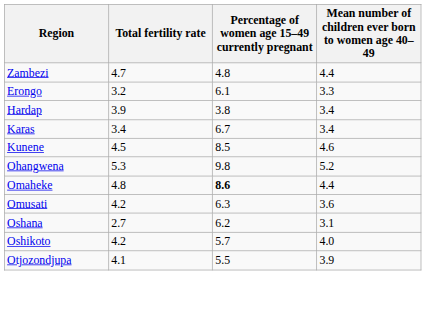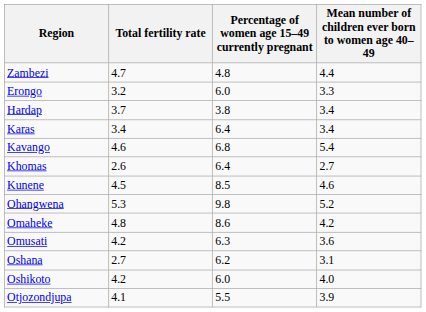(223, 91) 6.1 -> (223, 91) 6.0
(119, 110) 3.9 -> (119, 110) 3.7
(223, 128) 6.7 -> (223, 128) 6.4
+ row: (28, 147)
+ row: (27, 166)
(223, 185) bold -> (223, 222) normal
(327, 185) 4.4 -> (327, 222) 4.2
(223, 241) 5.7 -> (223, 279) 6.0
